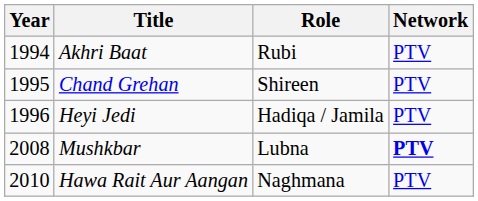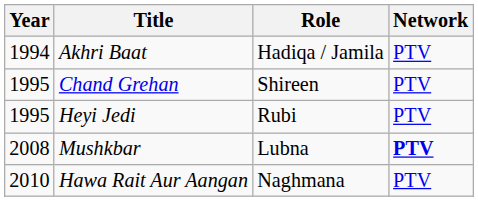(277, 52) Rubi -> (321, 52) Hadiqa / Jamila
(29, 116) 1996 -> (29, 116) 1995
(321, 116) Hadiqa / Jamila -> (277, 116) Rubi
